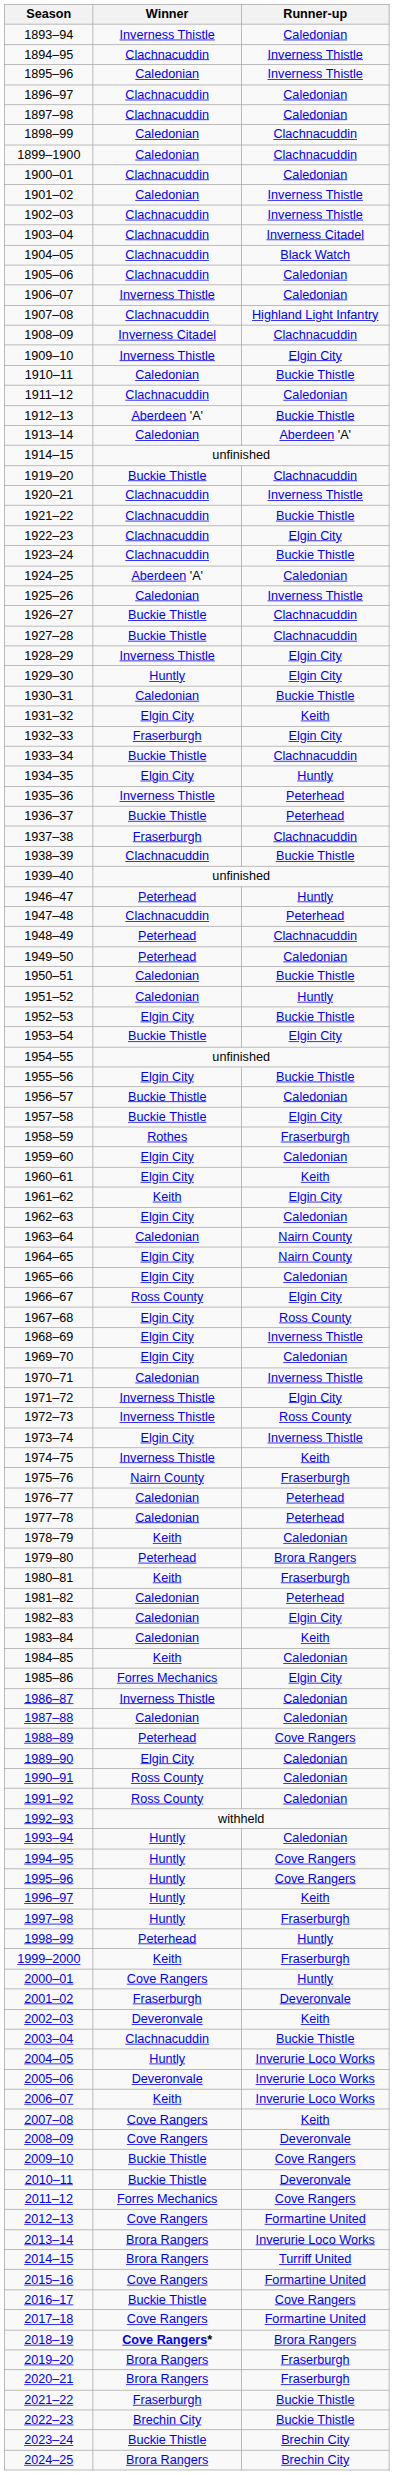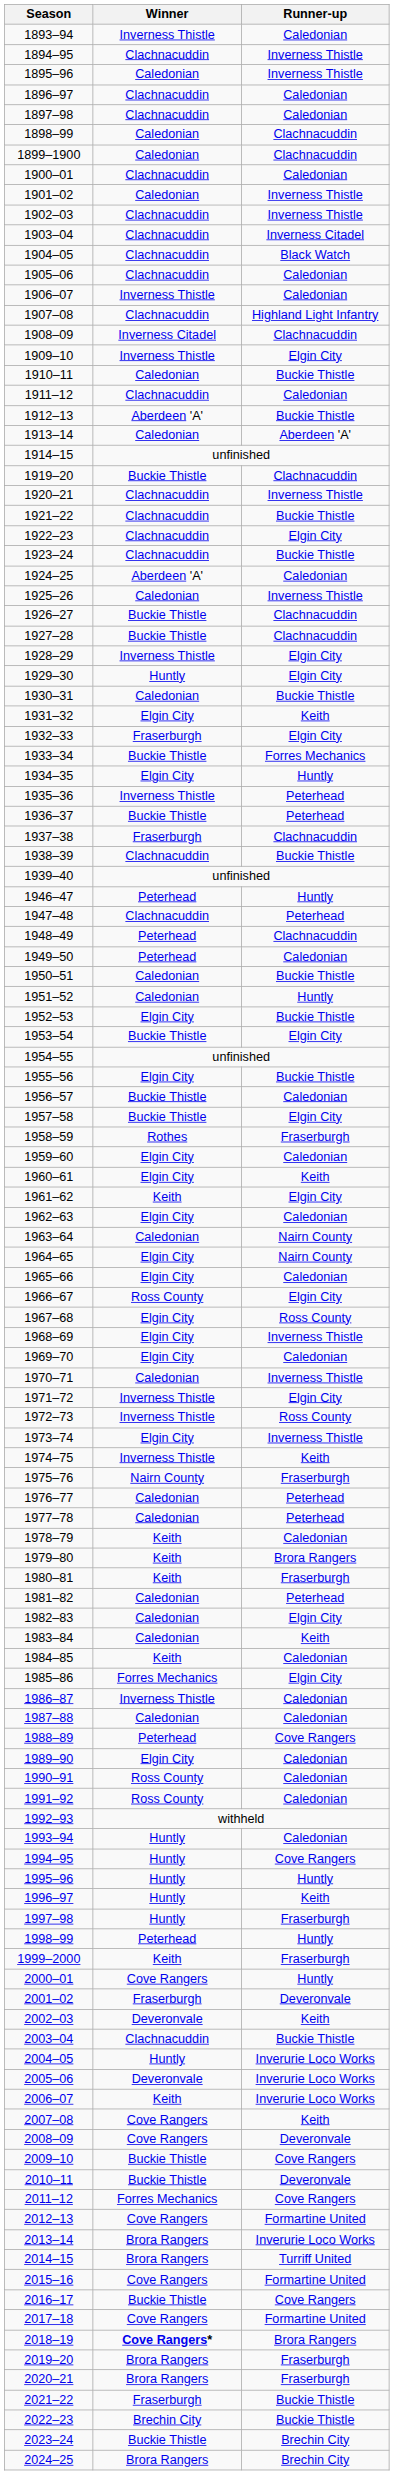(315, 756) Clachnacuddin -> (315, 756) Forres Mechanics
(167, 1558) Peterhead -> (167, 1558) Keith
(315, 1878) Cove Rangers -> (315, 1878) Huntly
